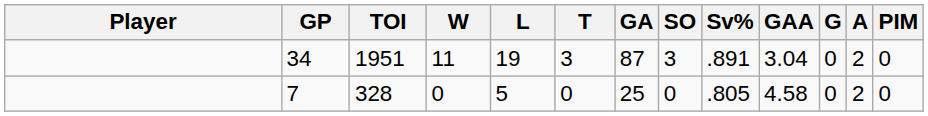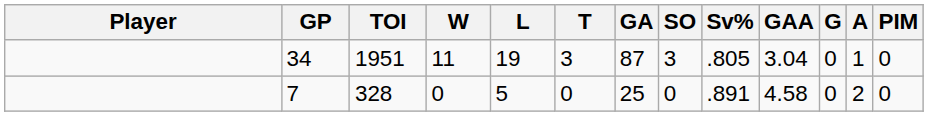(728, 57) .891 -> (728, 57) .805
(858, 57) 2 -> (858, 57) 1
(728, 93) .805 -> (728, 93) .891
